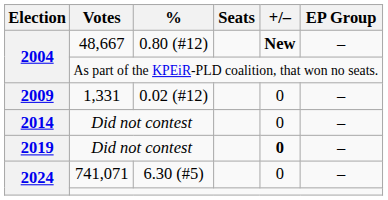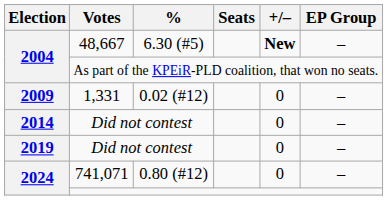(174, 43) 0.80 (#12) -> (174, 43) 6.30 (#5)
(280, 148) bold -> (280, 148) normal
(174, 174) 6.30 (#5) -> (174, 174) 0.80 (#12)
